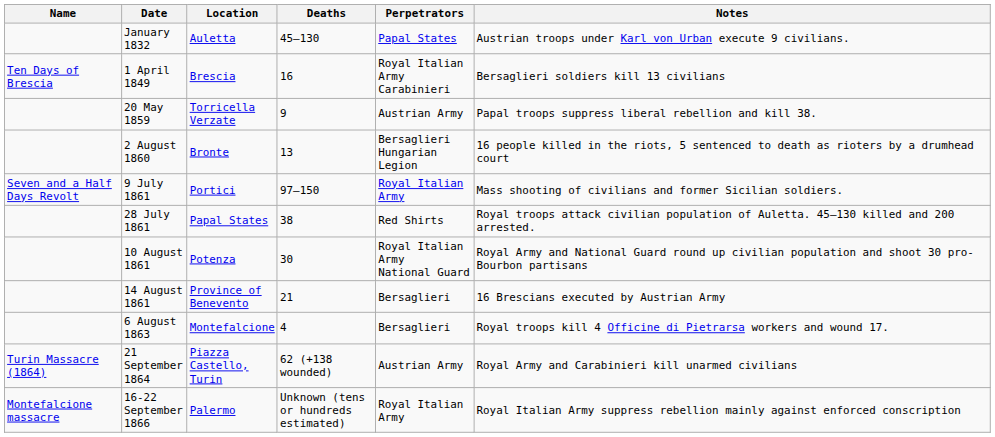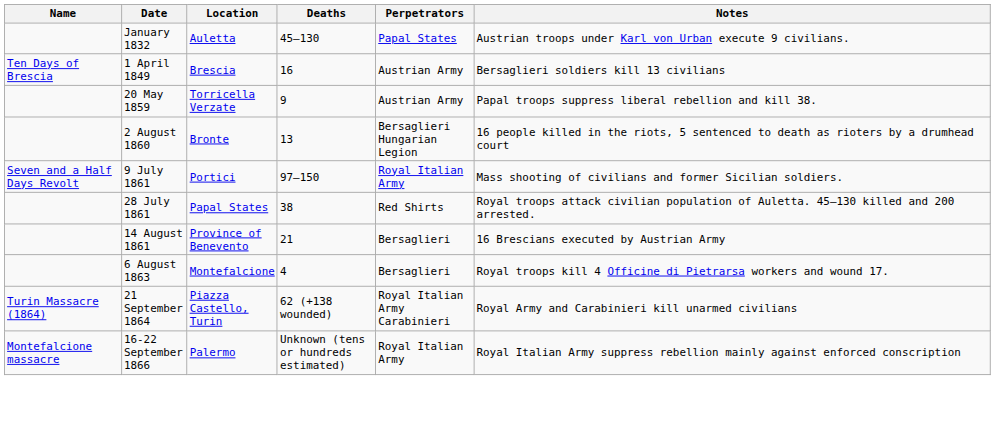(421, 76) Royal Italian Army Carabinieri -> (421, 69) Austrian Army
- row: (153, 258)
(421, 365) Austrian Army -> (421, 308) Royal Italian Army Carabinieri
